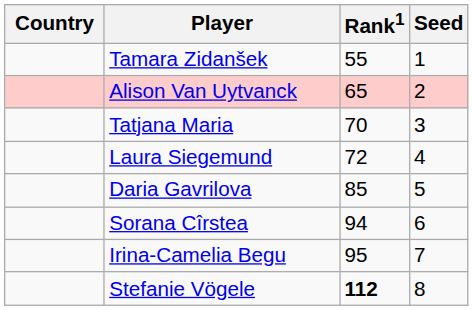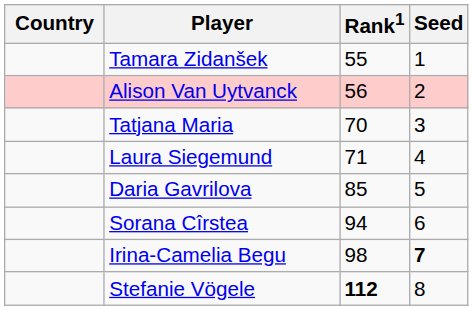(356, 91) 65 -> (356, 91) 56
(356, 157) 72 -> (356, 157) 71
(356, 255) 95 -> (356, 255) 98
(420, 255) normal -> (420, 255) bold
